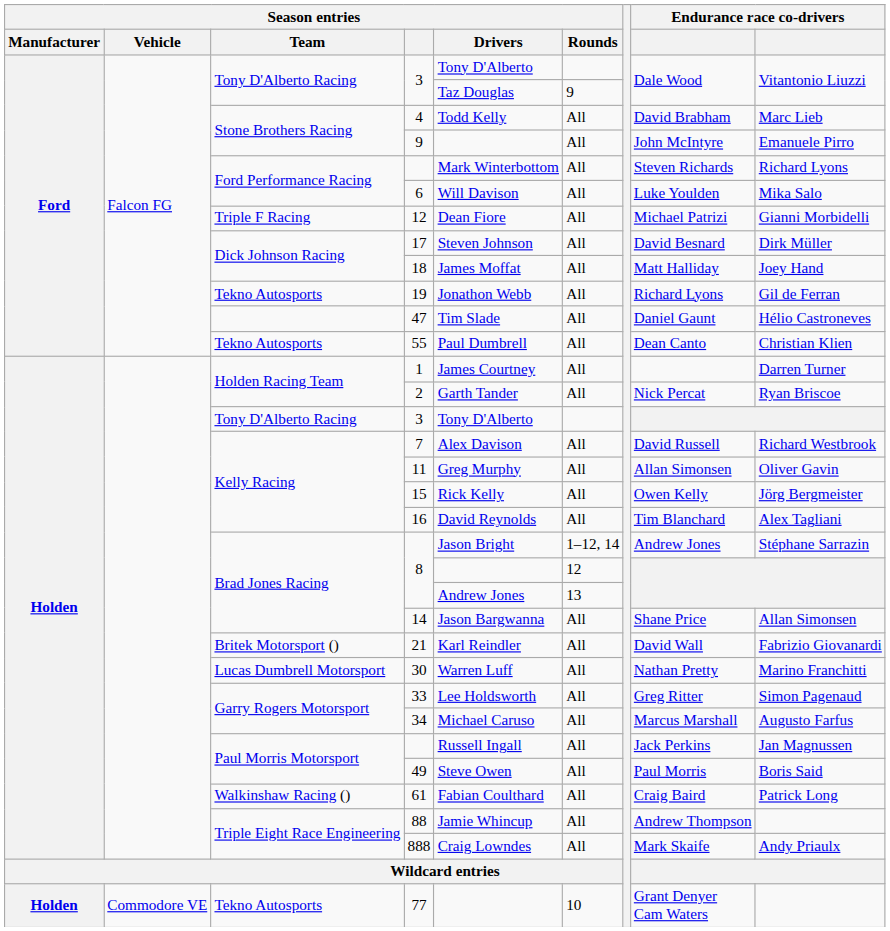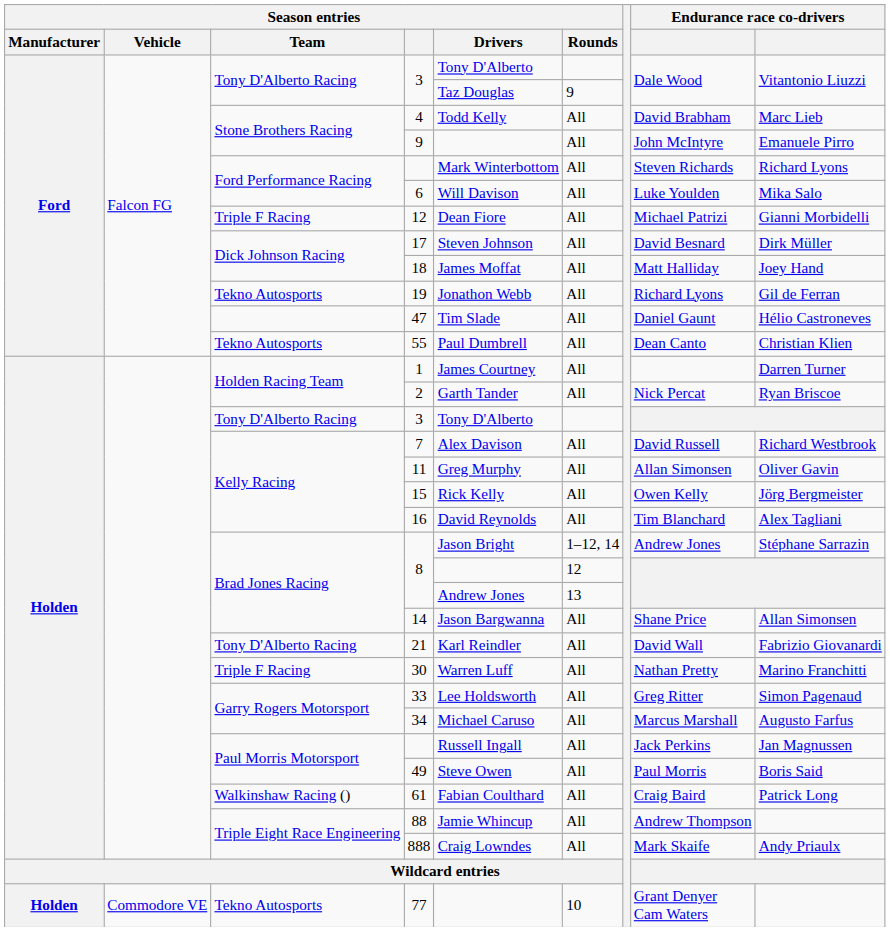(277, 644) Britek Motorsport () -> (285, 644) Tony D'Alberto Racing
(300, 670) Lucas Dumbrell Motorsport -> (262, 670) Triple F Racing
